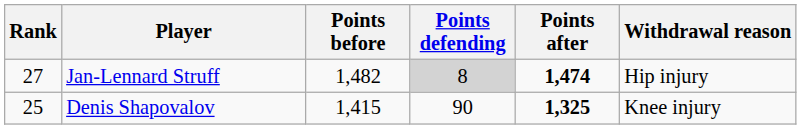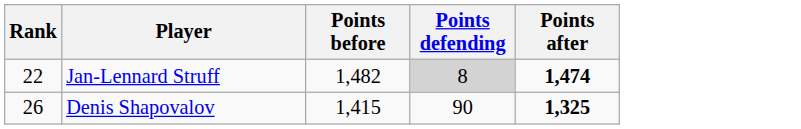- column: (708, 32)
(33, 75) 27 -> (33, 75) 22
(33, 107) 25 -> (33, 107) 26
